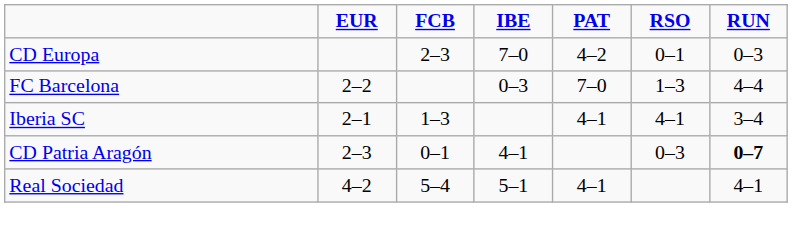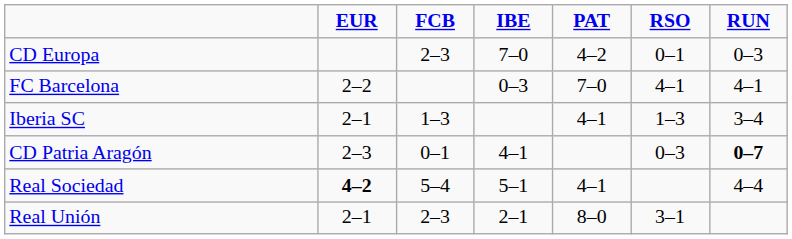(670, 86) 1–3 -> (670, 86) 4–1
(748, 86) 4–4 -> (748, 86) 4–1
(670, 119) 4–1 -> (670, 119) 1–3
(357, 185) normal -> (357, 185) bold
(748, 185) 4–1 -> (748, 185) 4–4
+ row: (55, 217)
